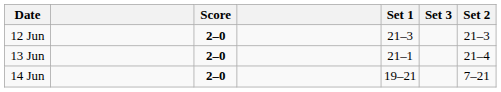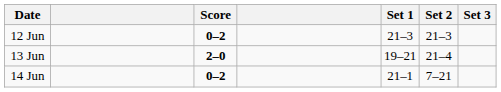columns swapped: (477, 14) <-> (438, 14)
(216, 35) 2–0 -> (216, 35) 0–2
(400, 55) 21–1 -> (400, 55) 19–21
(216, 76) 2–0 -> (216, 76) 0–2
(400, 76) 19–21 -> (400, 76) 21–1
